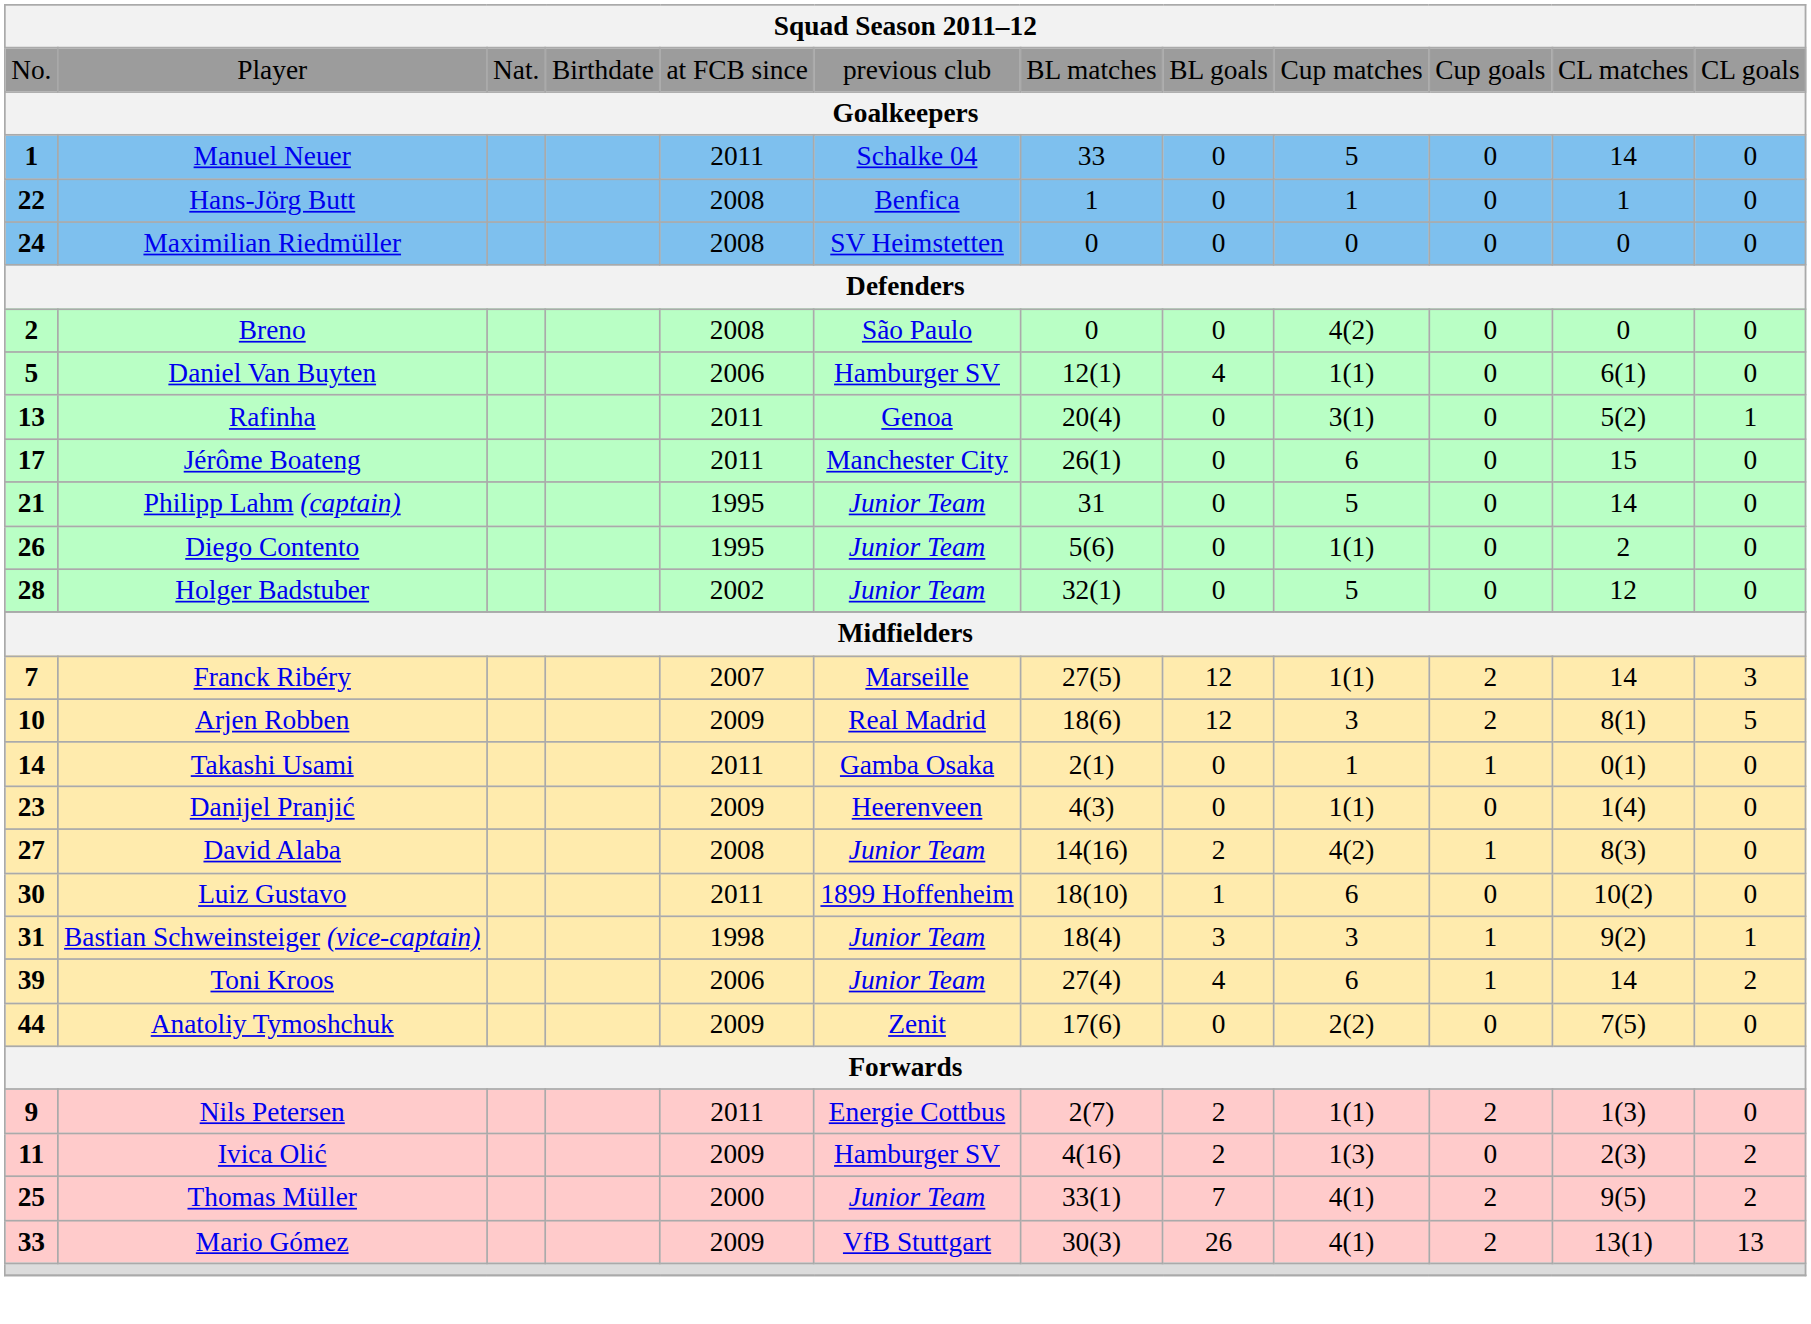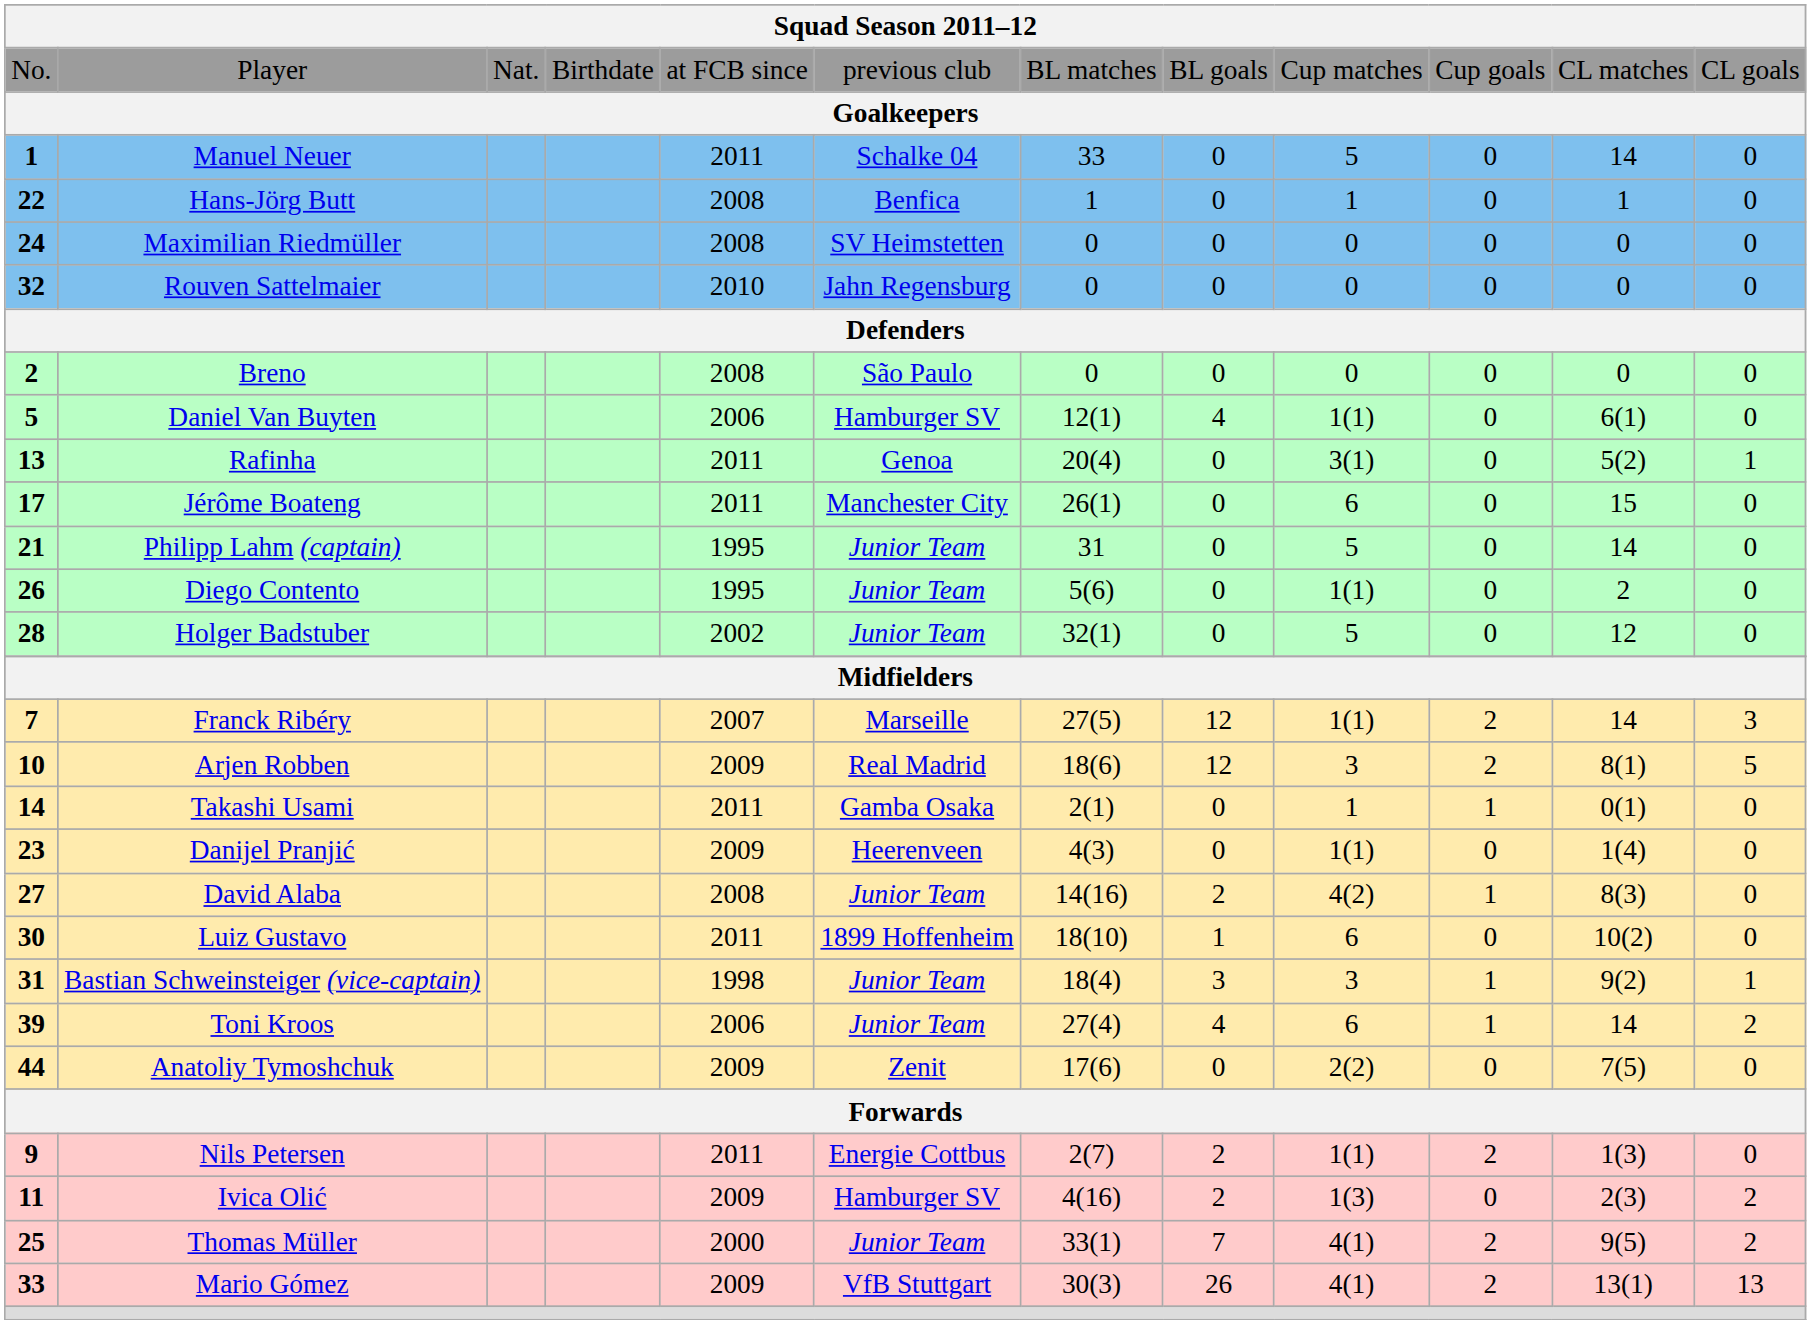+ row: (31, 286)
(1352, 329) 4(2) -> (1352, 373) 0
